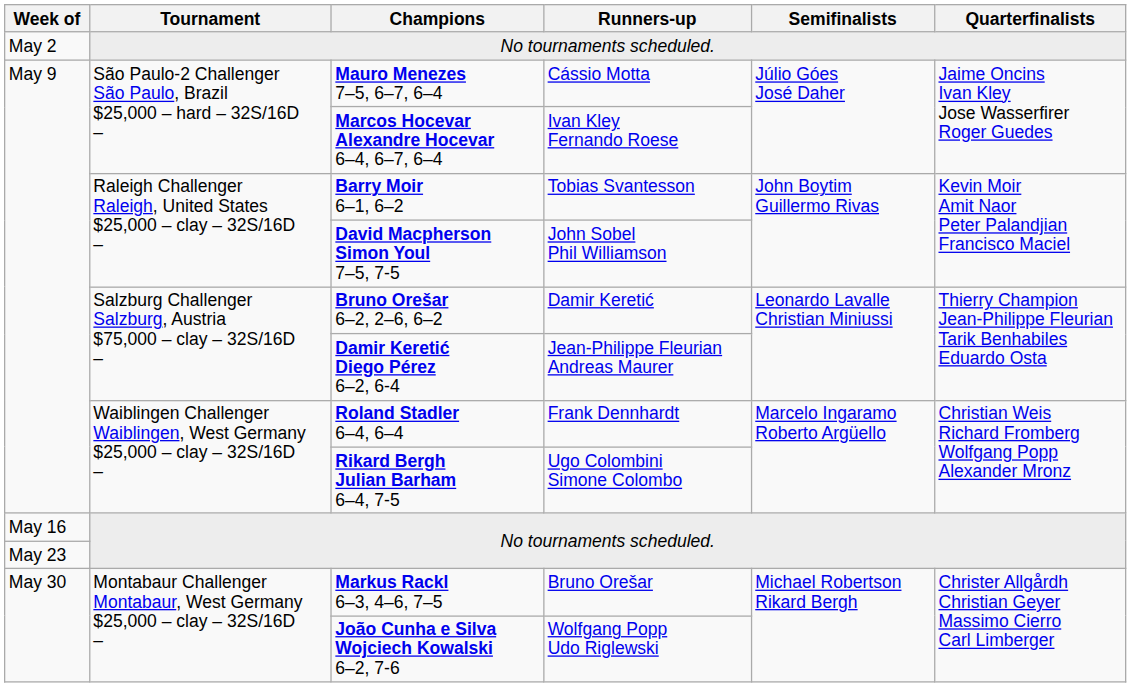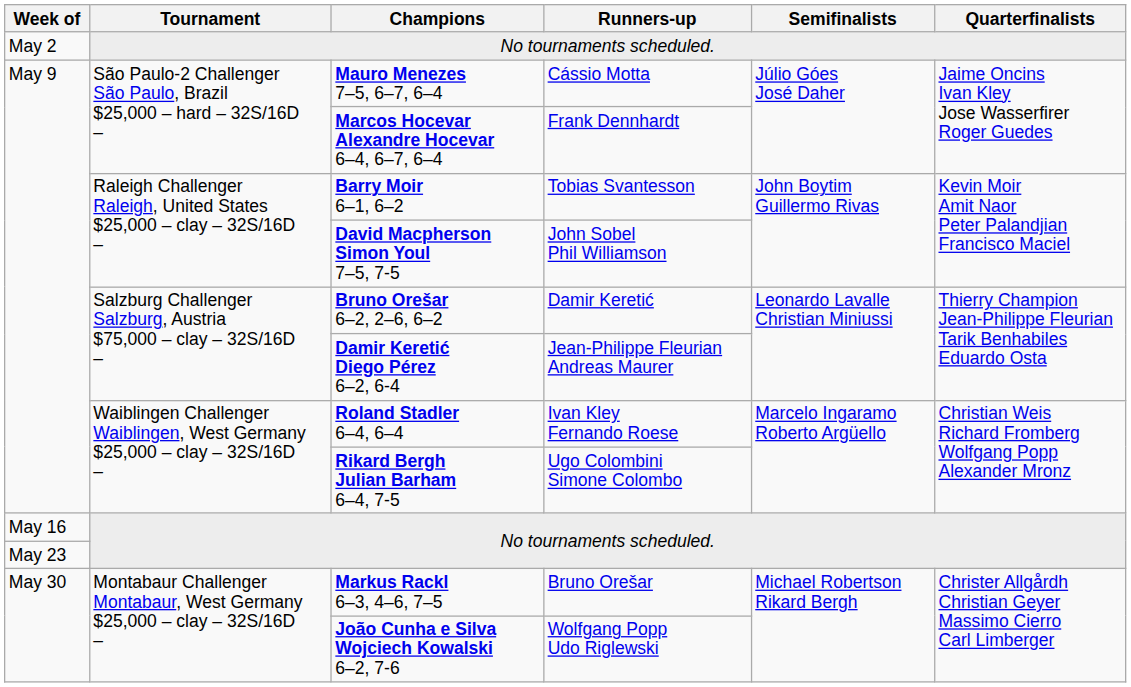(613, 130) Ivan Kley Fernando Roese -> (613, 120) Frank Dennhardt
(613, 413) Frank Dennhardt -> (613, 423) Ivan Kley Fernando Roese
